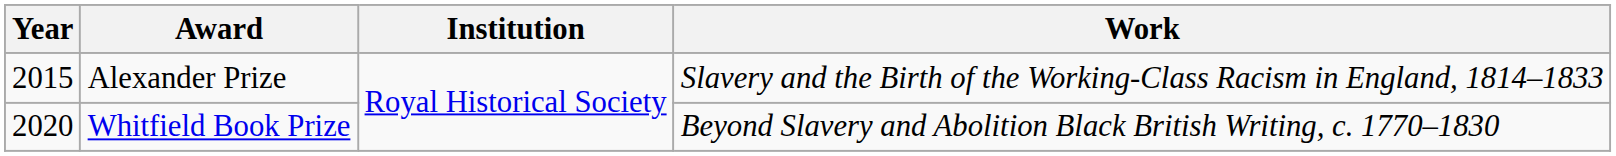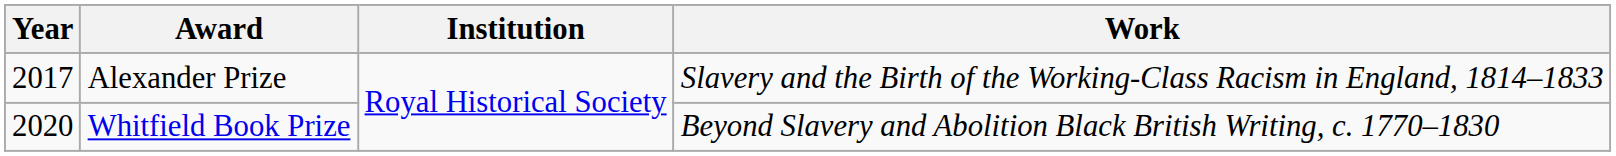(43, 77) 2015 -> (43, 77) 2017
